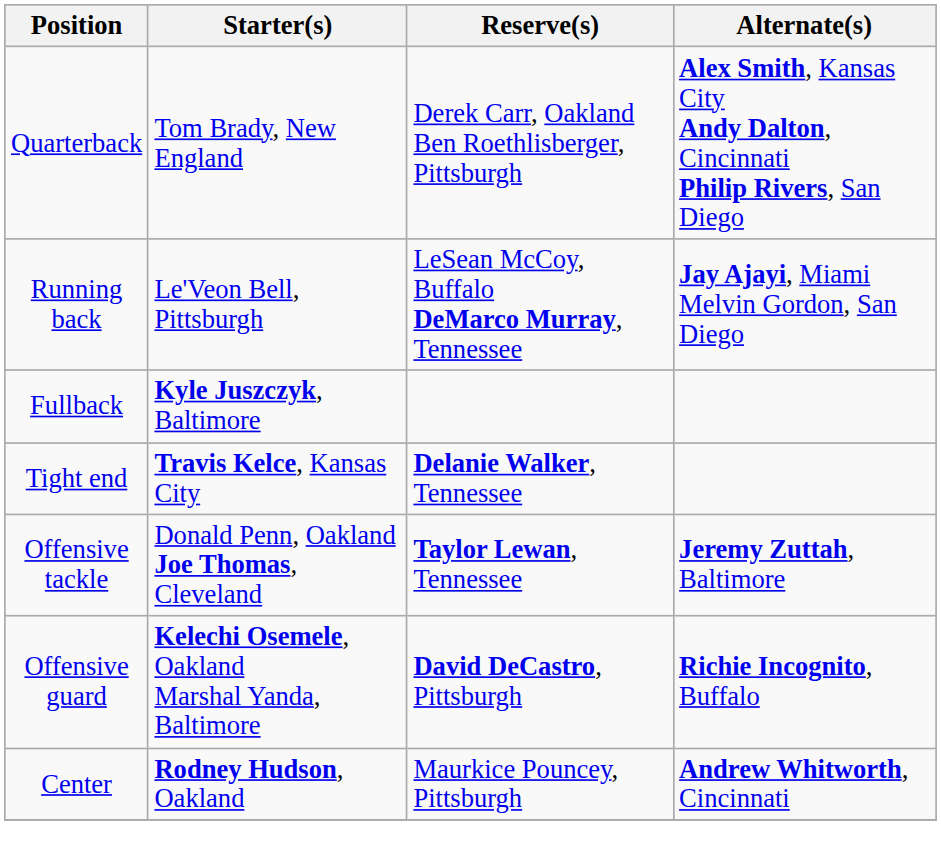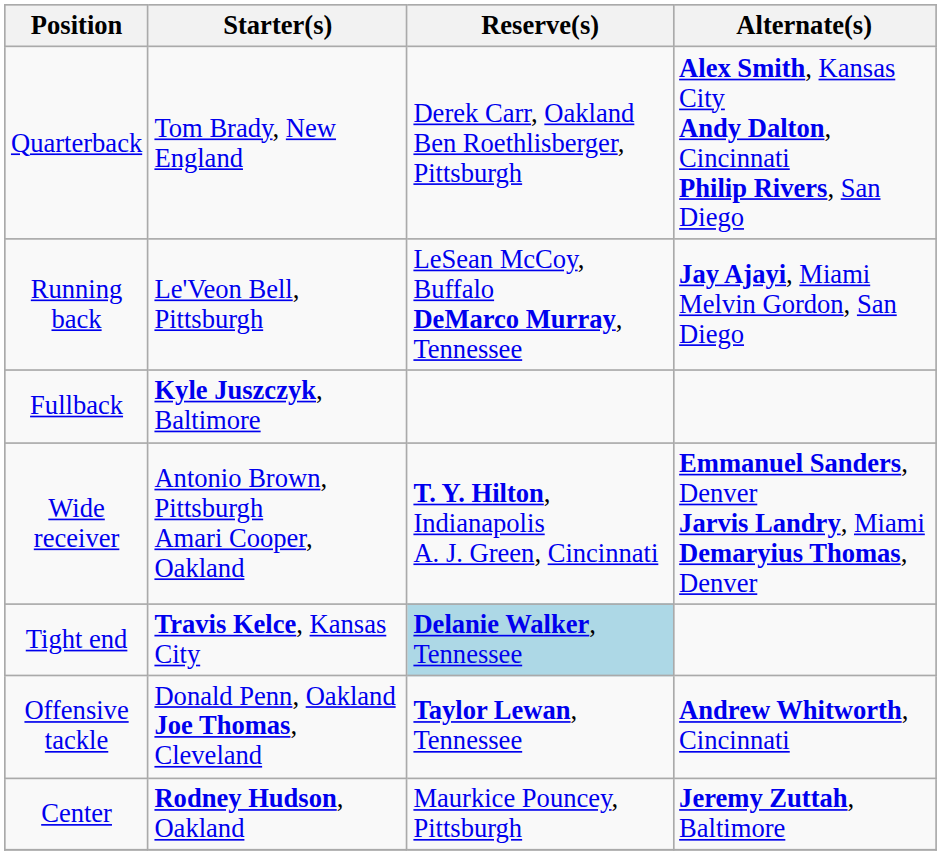+ row: (77, 522)
(505, 477) no background -> (505, 639) lightblue background
(767, 564) Jeremy Zuttah, Baltimore -> (794, 726) Andrew Whitworth, Cincinnati
- row: (77, 681)
(794, 783) Andrew Whitworth, Cincinnati -> (767, 813) Jeremy Zuttah, Baltimore
